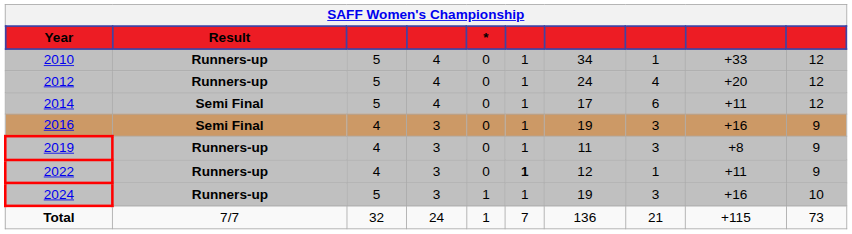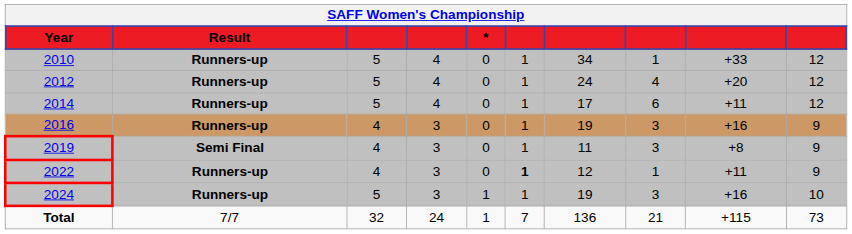(230, 103) Semi Final -> (230, 103) Runners-up
(230, 125) Semi Final -> (230, 125) Runners-up
(230, 148) Runners-up -> (230, 148) Semi Final
